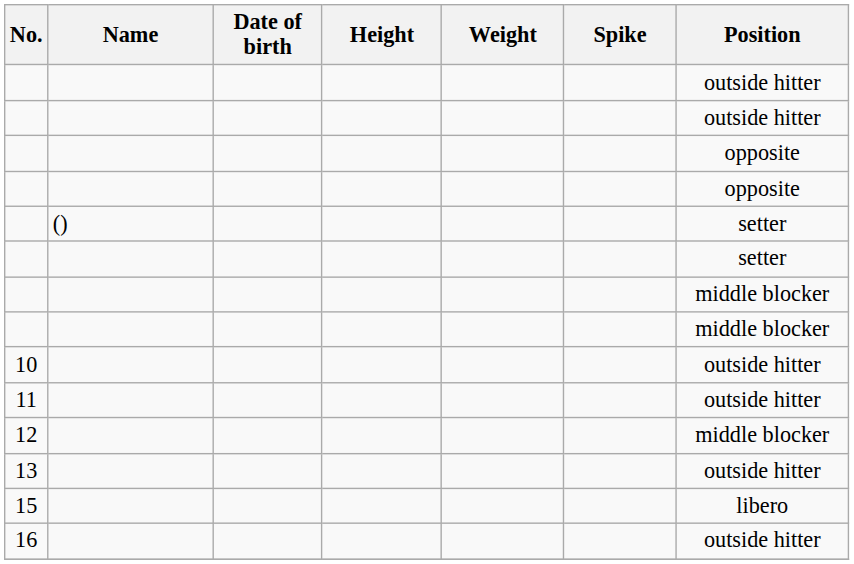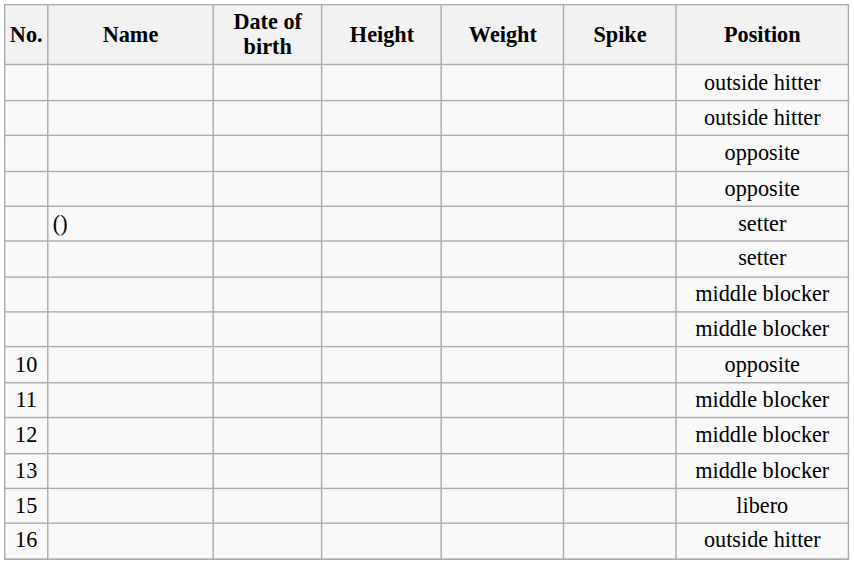(762, 364) outside hitter -> (762, 364) opposite
(762, 399) outside hitter -> (762, 399) middle blocker
(762, 470) outside hitter -> (762, 470) middle blocker
